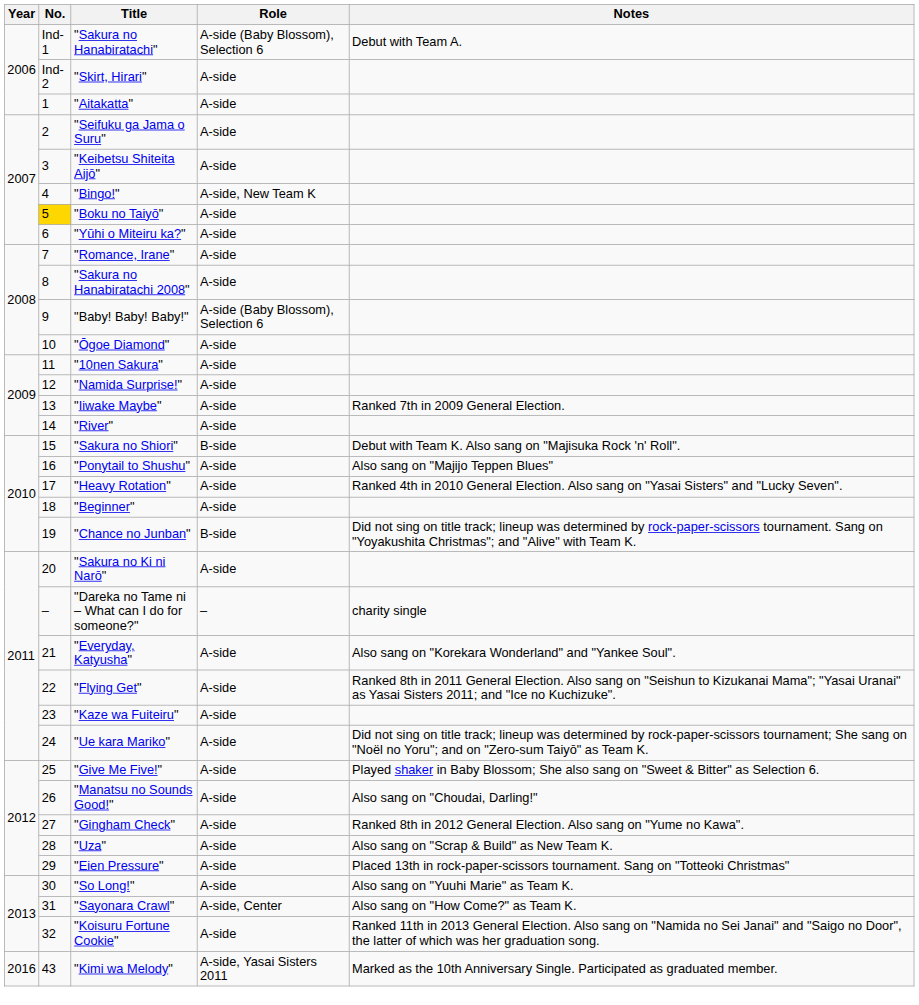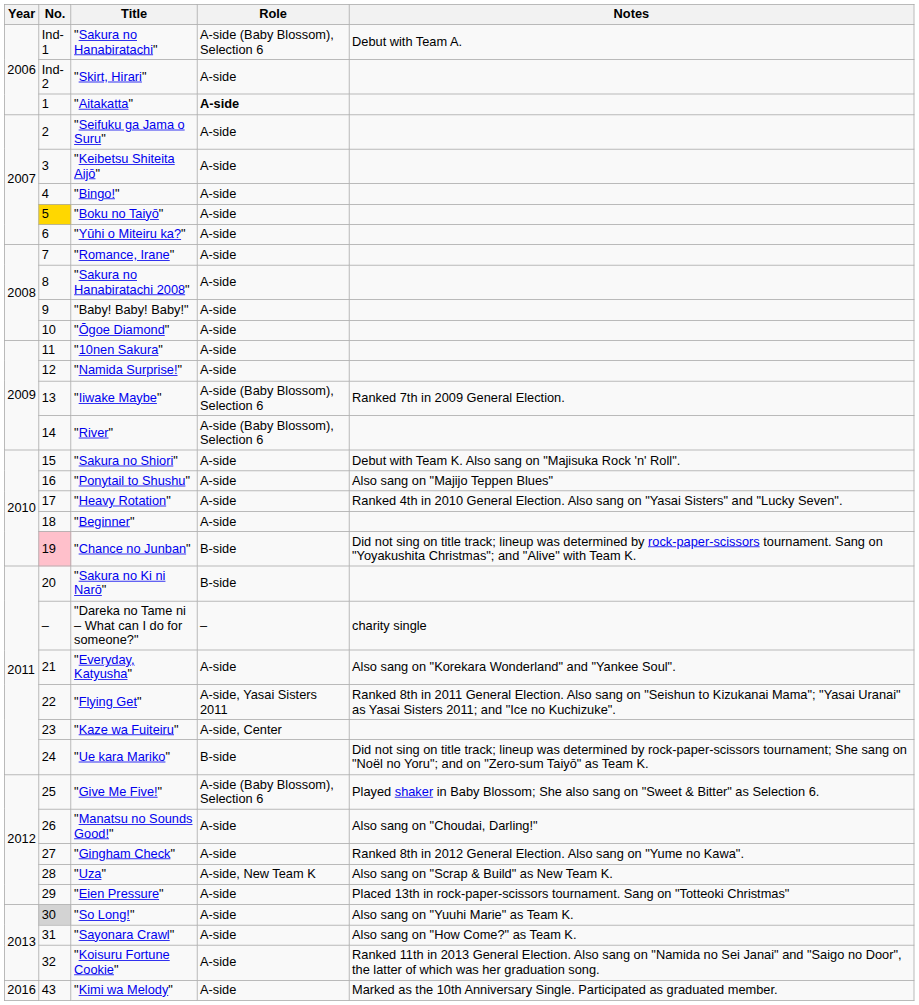(218, 104) normal -> (220, 104) bold
(258, 194) A-side, New Team K -> (218, 194) A-side
(267, 317) A-side (Baby Blossom), Selection 6 -> (218, 309) A-side
(218, 405) A-side -> (267, 398) A-side (Baby Blossom), Selection 6
(218, 425) A-side -> (267, 433) A-side (Baby Blossom), Selection 6
(218, 446) B-side -> (218, 460) A-side
(49, 534) no background -> (49, 548) pink background
(218, 569) A-side -> (218, 583) B-side
(218, 687) A-side -> (258, 702) A-side, Yasai Sisters 2011
(218, 715) A-side -> (241, 729) A-side, Center
(218, 742) A-side -> (218, 757) B-side
(218, 770) A-side -> (267, 791) A-side (Baby Blossom), Selection 6
(218, 845) A-side -> (258, 874) A-side, New Team K
(49, 886) no background -> (49, 914) lightgrey background
(241, 906) A-side, Center -> (218, 935) A-side
(258, 968) A-side, Yasai Sisters 2011 -> (218, 990) A-side
